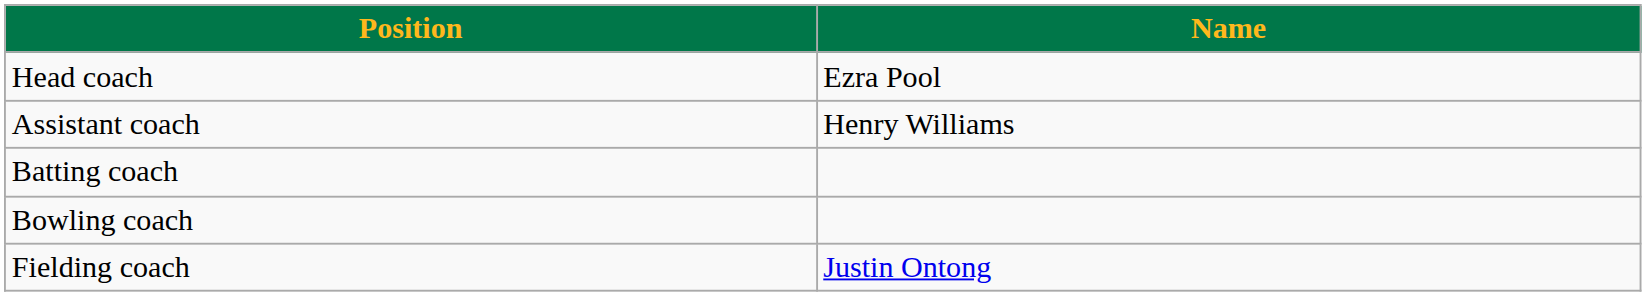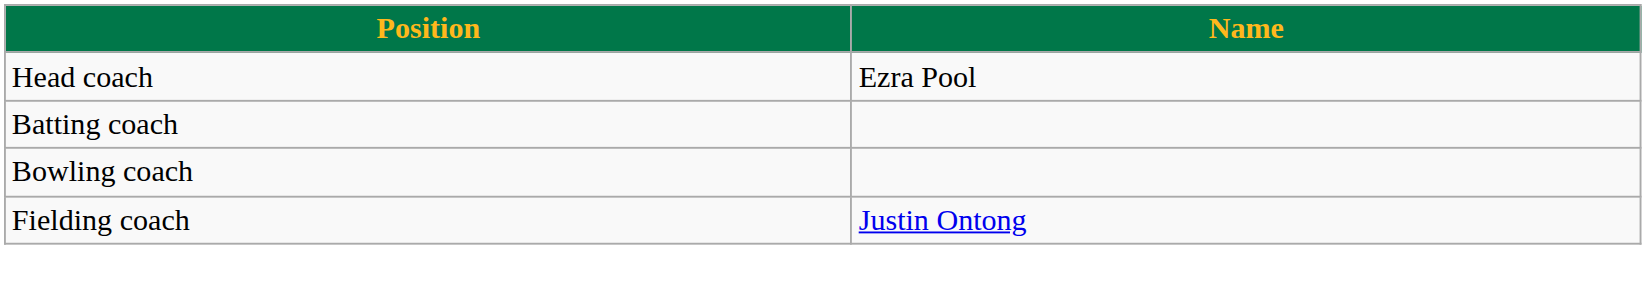- row: (106, 123)
